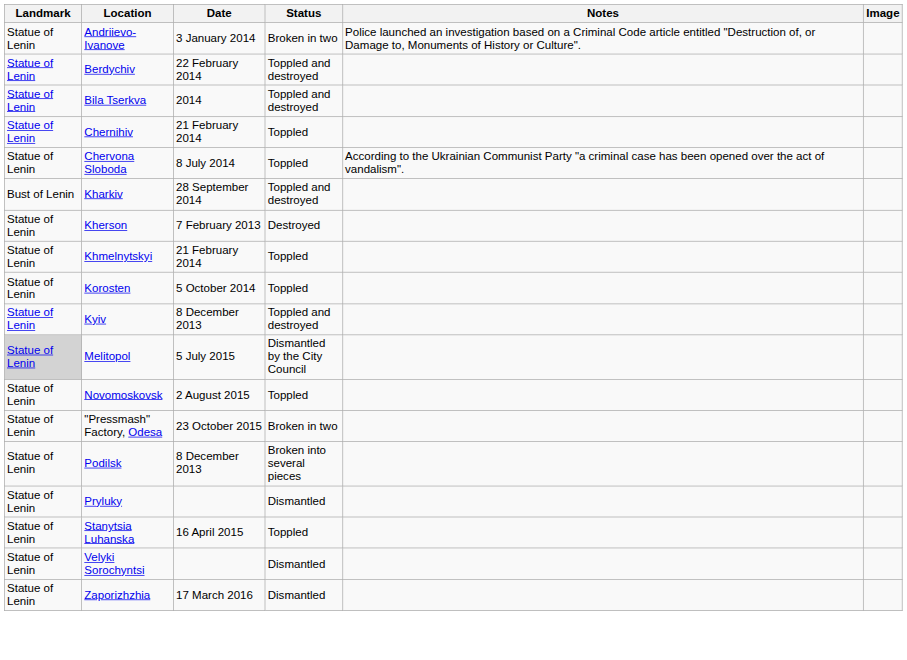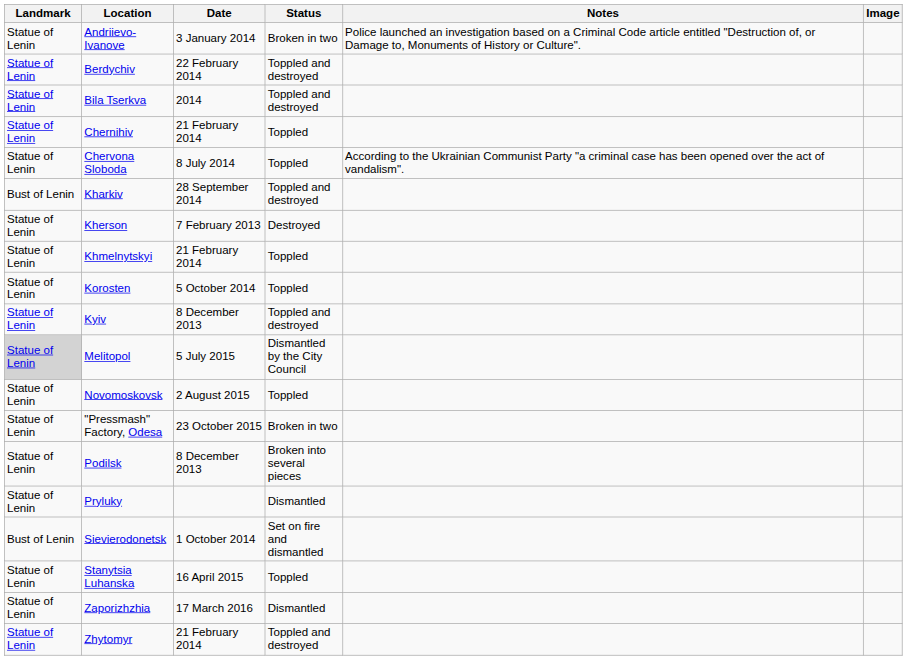+ row: (125, 539)
- row: (114, 563)
+ row: (108, 639)
